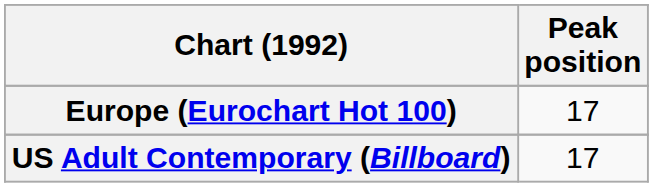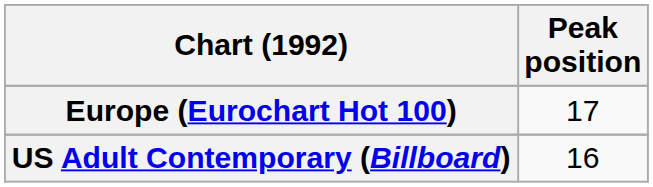(583, 157) 17 -> (583, 157) 16
